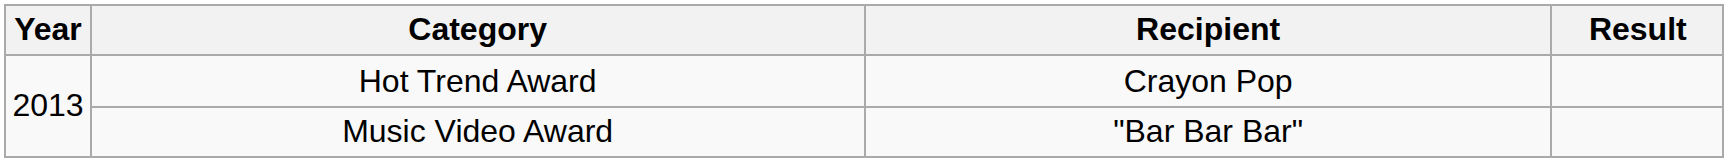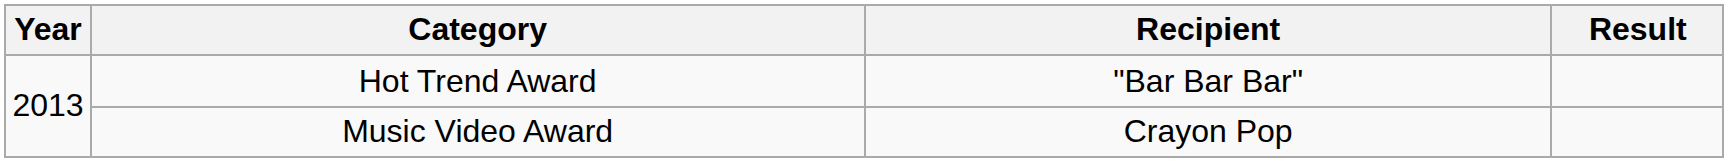(1208, 80) Crayon Pop -> (1208, 80) "Bar Bar Bar"
(1208, 131) "Bar Bar Bar" -> (1208, 131) Crayon Pop
